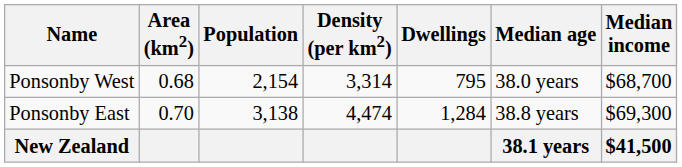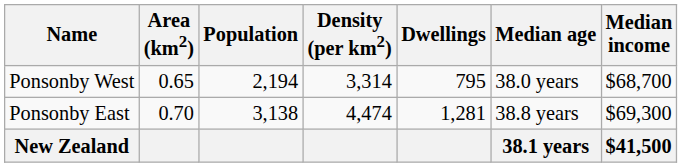(176, 81) 0.68 -> (176, 81) 0.65
(275, 81) 2,154 -> (275, 81) 2,194
(463, 113) 1,284 -> (463, 113) 1,281
